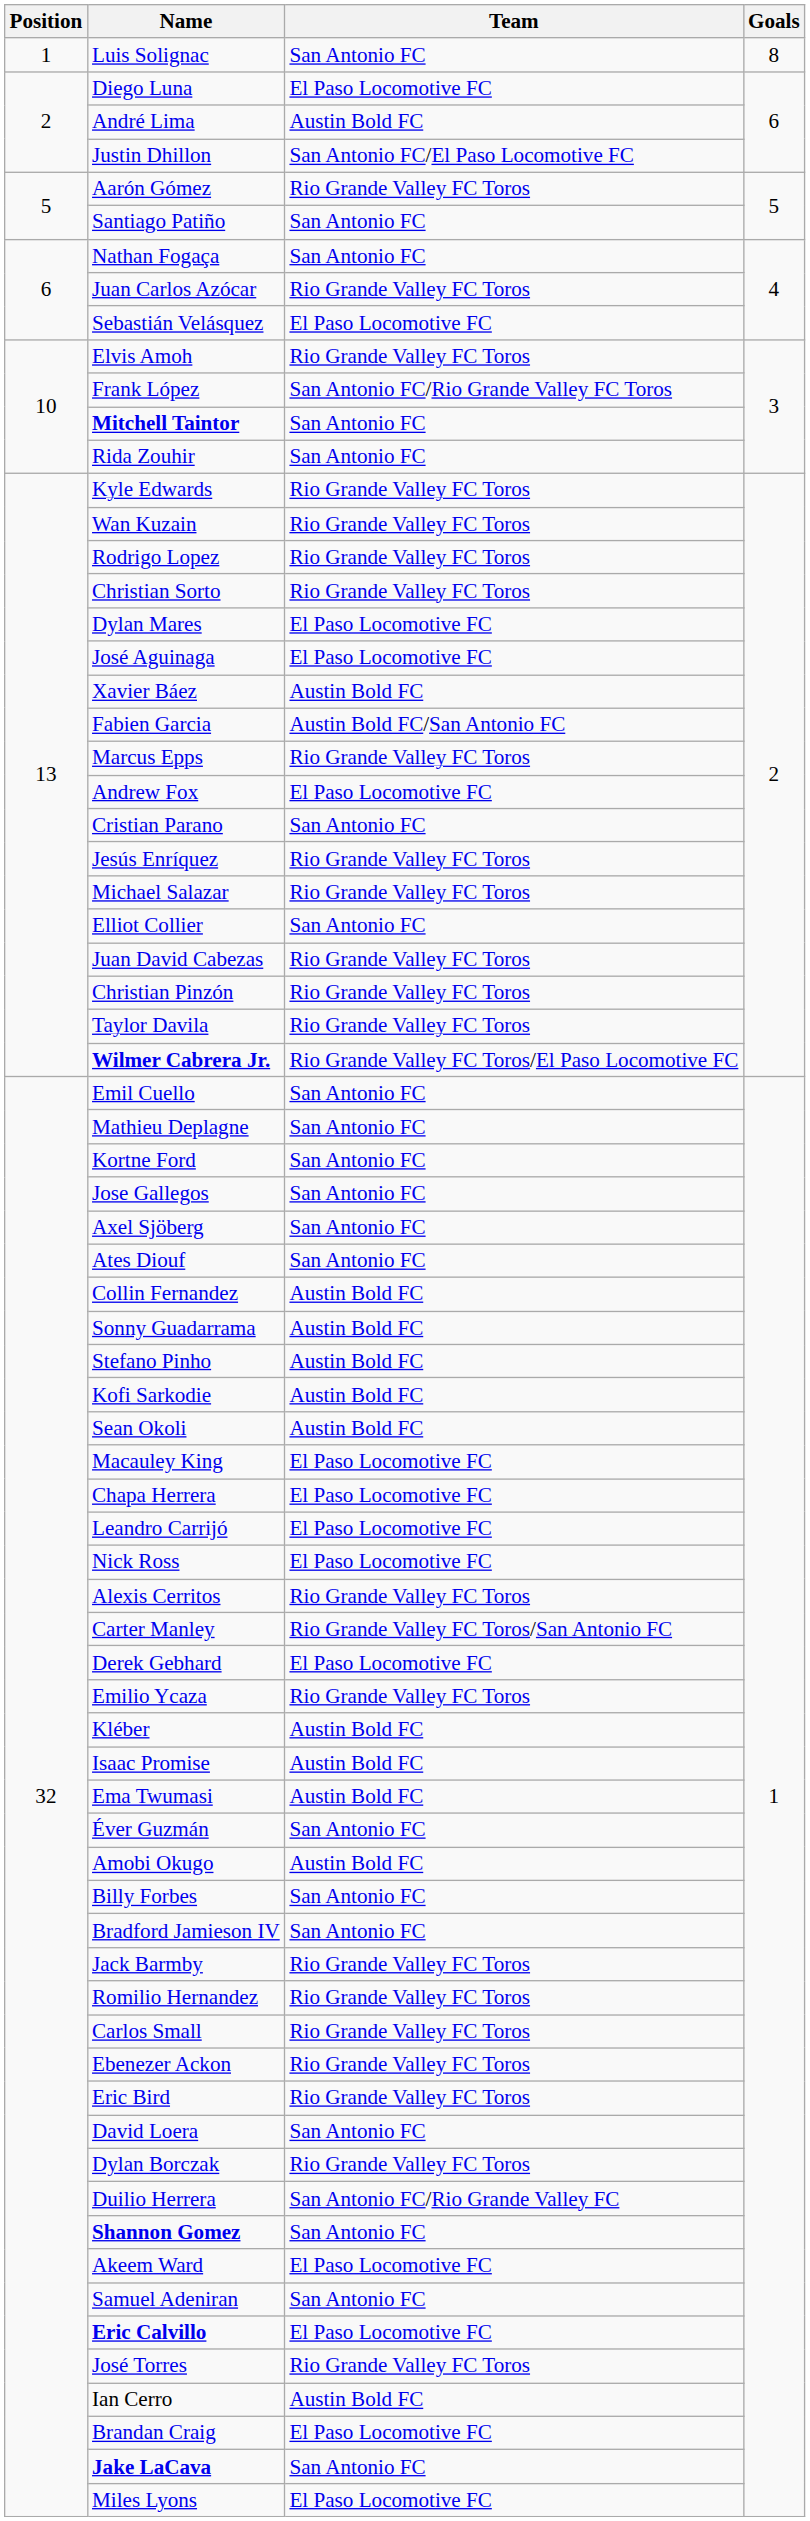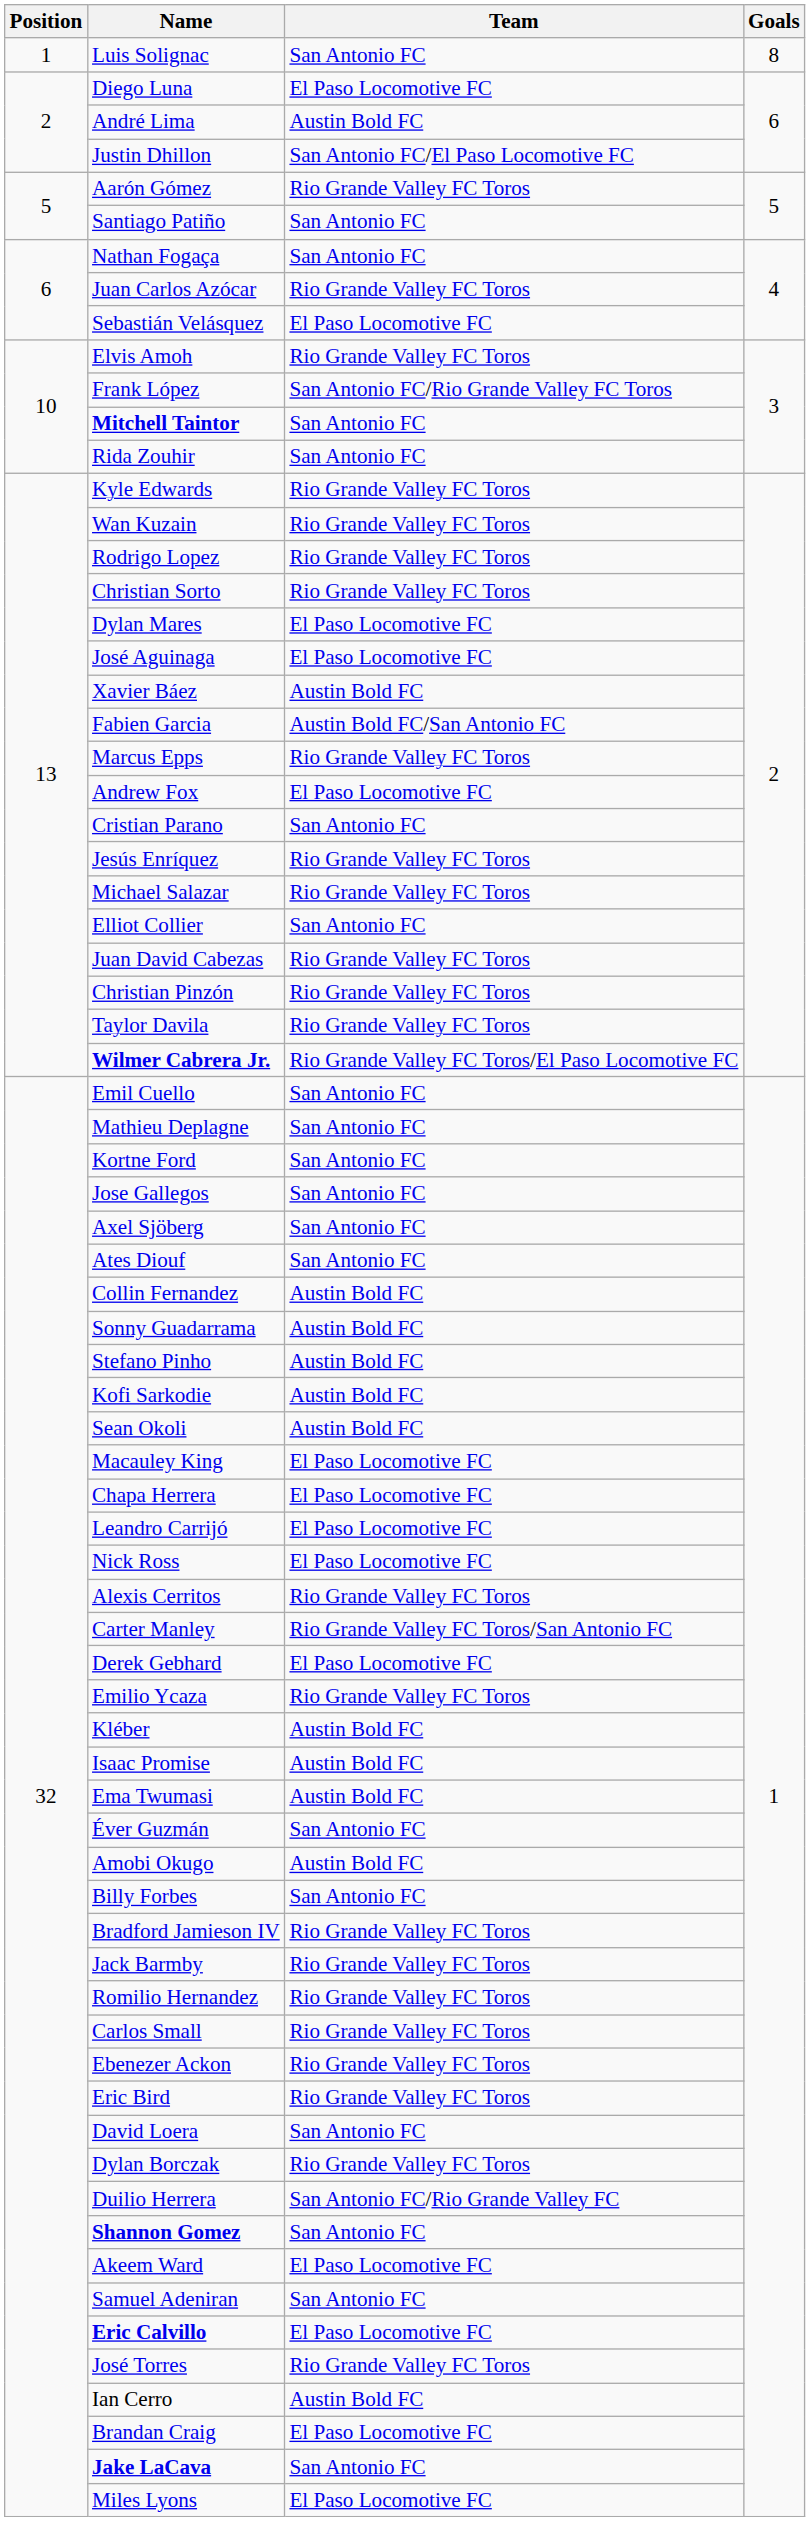(358, 1930) San Antonio FC -> (410, 1930) Rio Grande Valley FC Toros
